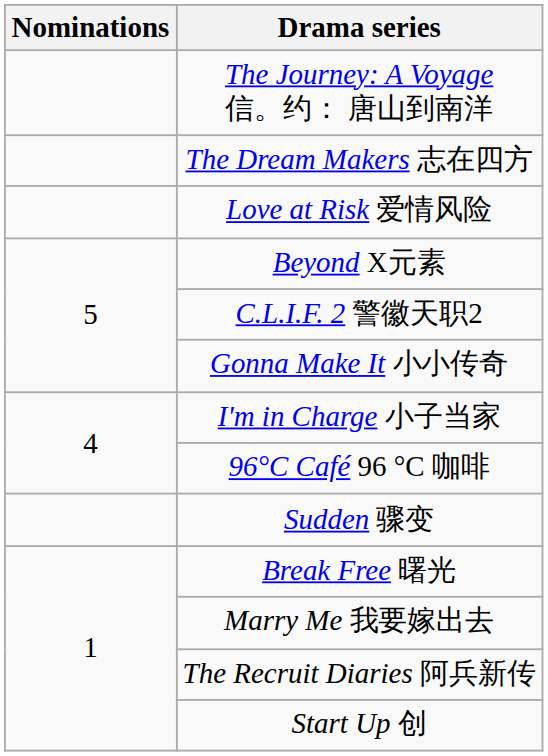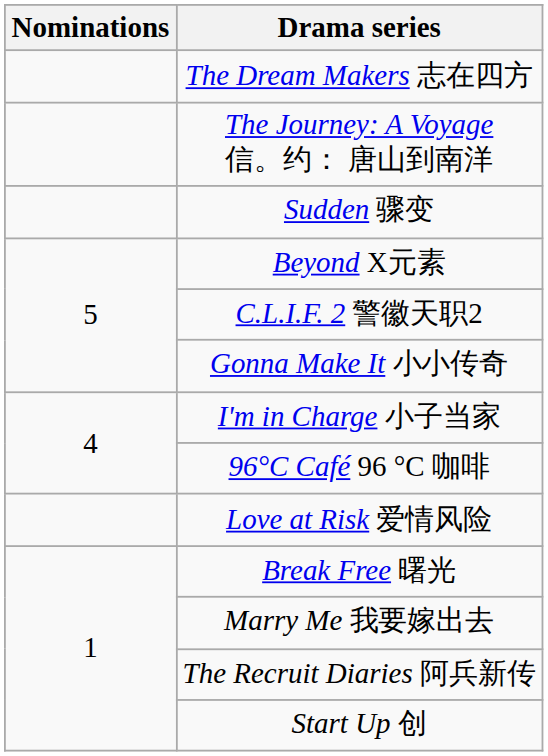rows swapped: (359, 159) <-> (359, 90)
rows swapped: (359, 518) <-> (359, 210)
